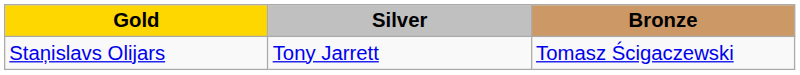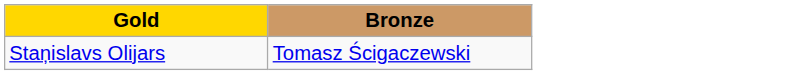- column: (400, 20)
